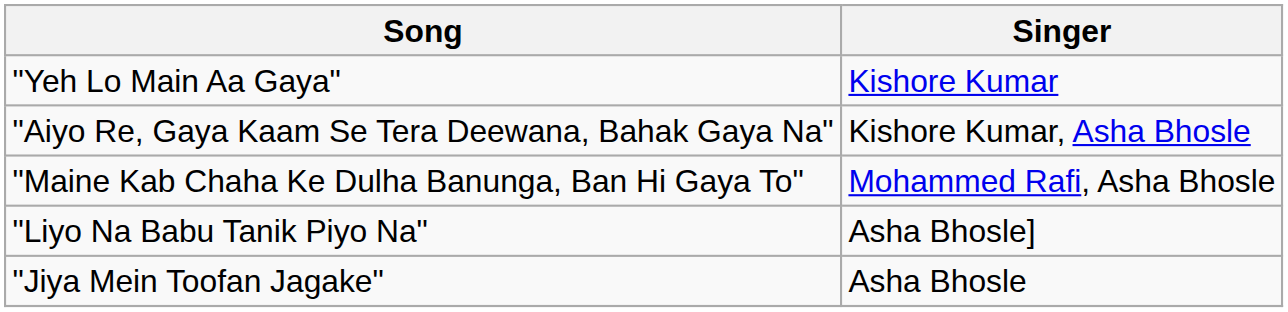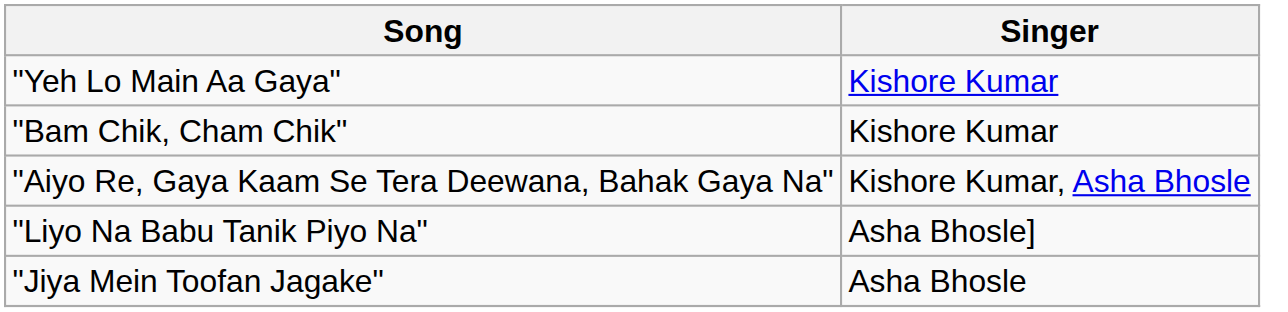+ row: (180, 131)
- row: (408, 181)
